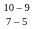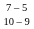rows swapped: (17, 7) <-> (17, 22)
